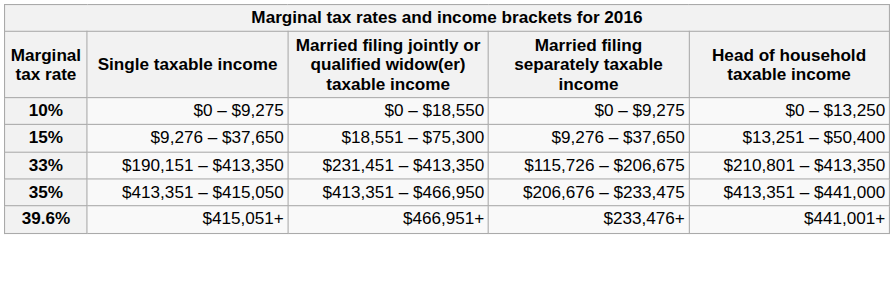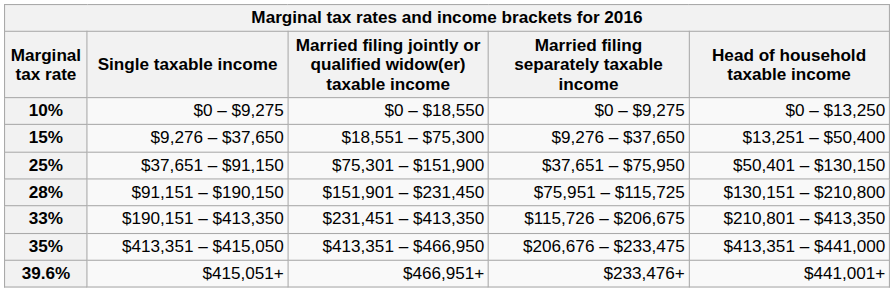+ row: (46, 165)
+ row: (46, 192)
